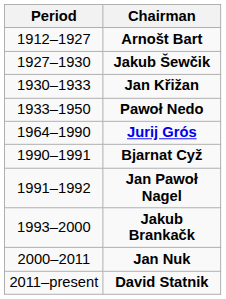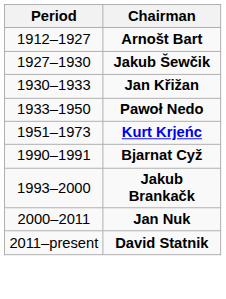+ row: (162, 132)
- row: (162, 132)
- row: (162, 187)
